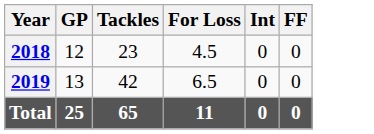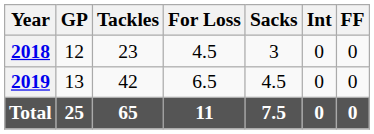+ column: (274, 19)
